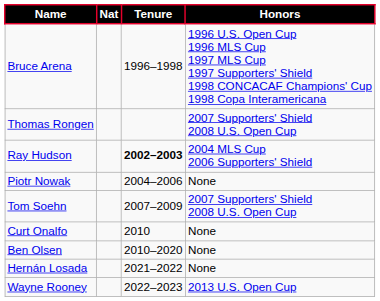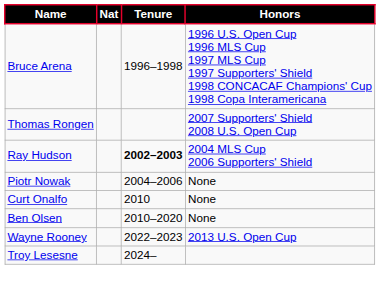- row: (37, 206)
- row: (47, 268)
+ row: (43, 255)
